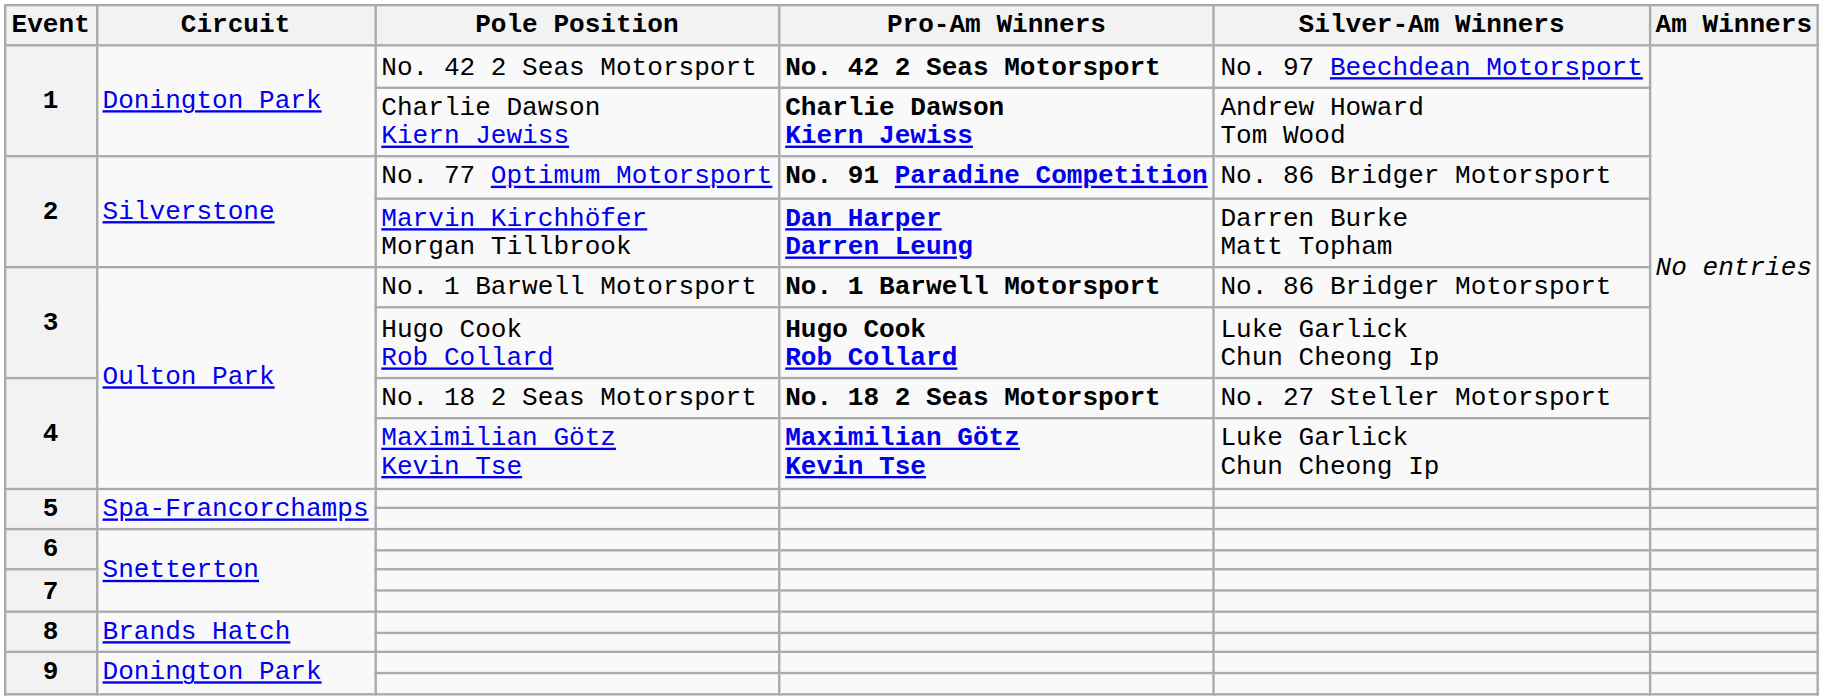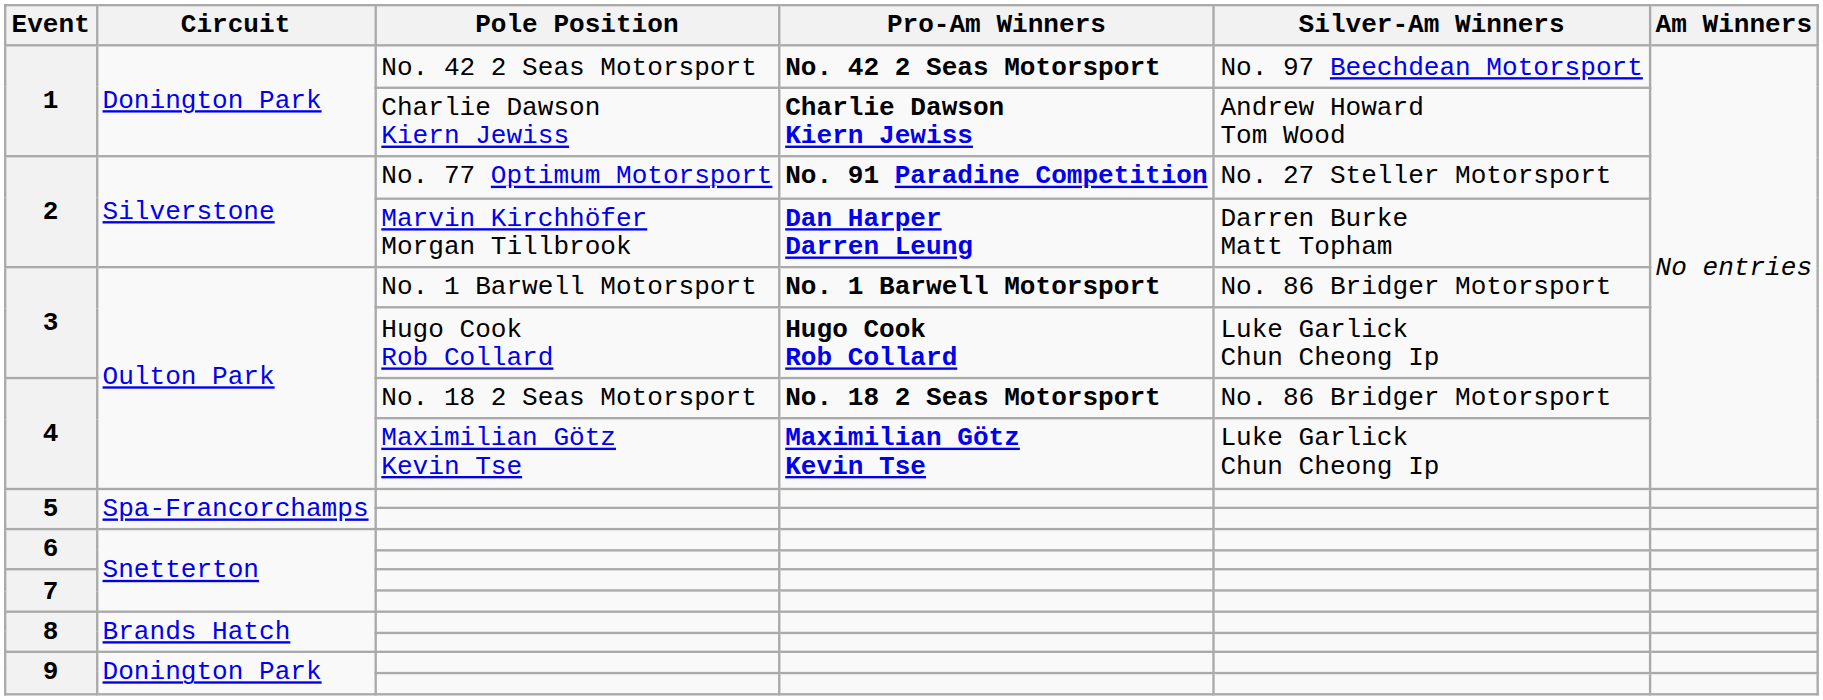(1416, 177) No. 86 Bridger Motorsport -> (1416, 177) No. 27 Steller Motorsport
(1416, 398) No. 27 Steller Motorsport -> (1416, 398) No. 86 Bridger Motorsport
